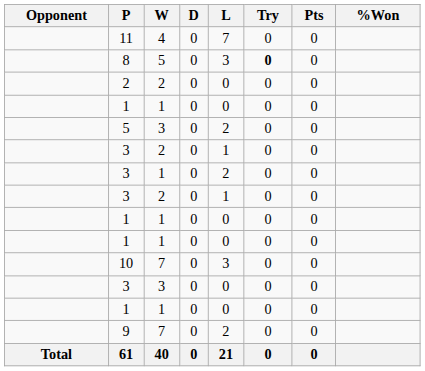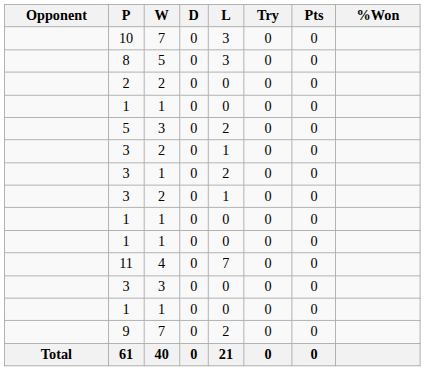rows swapped: (126, 264) <-> (126, 38)
(268, 60) bold -> (268, 60) normal
